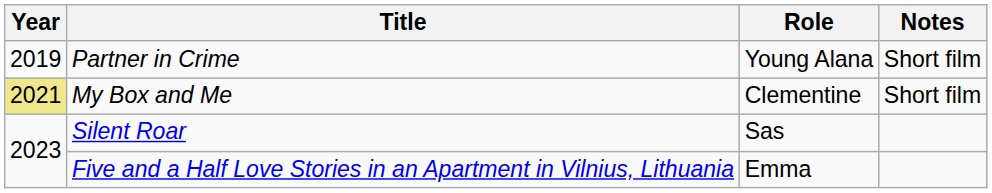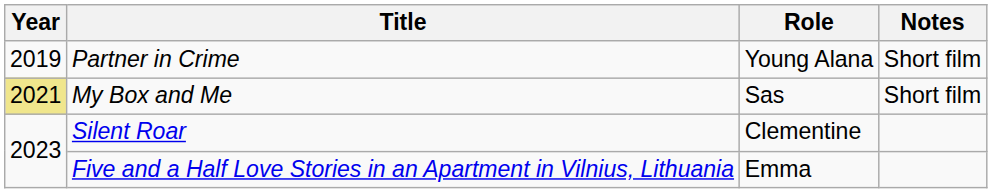(803, 95) Clementine -> (765, 95) Sas
(765, 132) Sas -> (803, 132) Clementine
